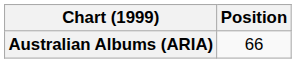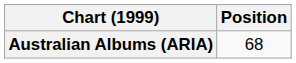(254, 44) 66 -> (254, 44) 68
